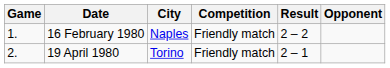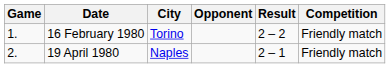columns swapped: (353, 14) <-> (235, 14)
(169, 33) Naples -> (167, 33) Torino
(167, 53) Torino -> (169, 53) Naples
